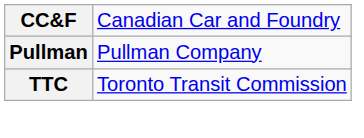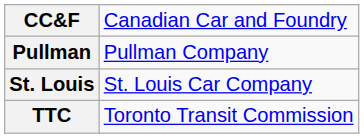+ row: (52, 84)
